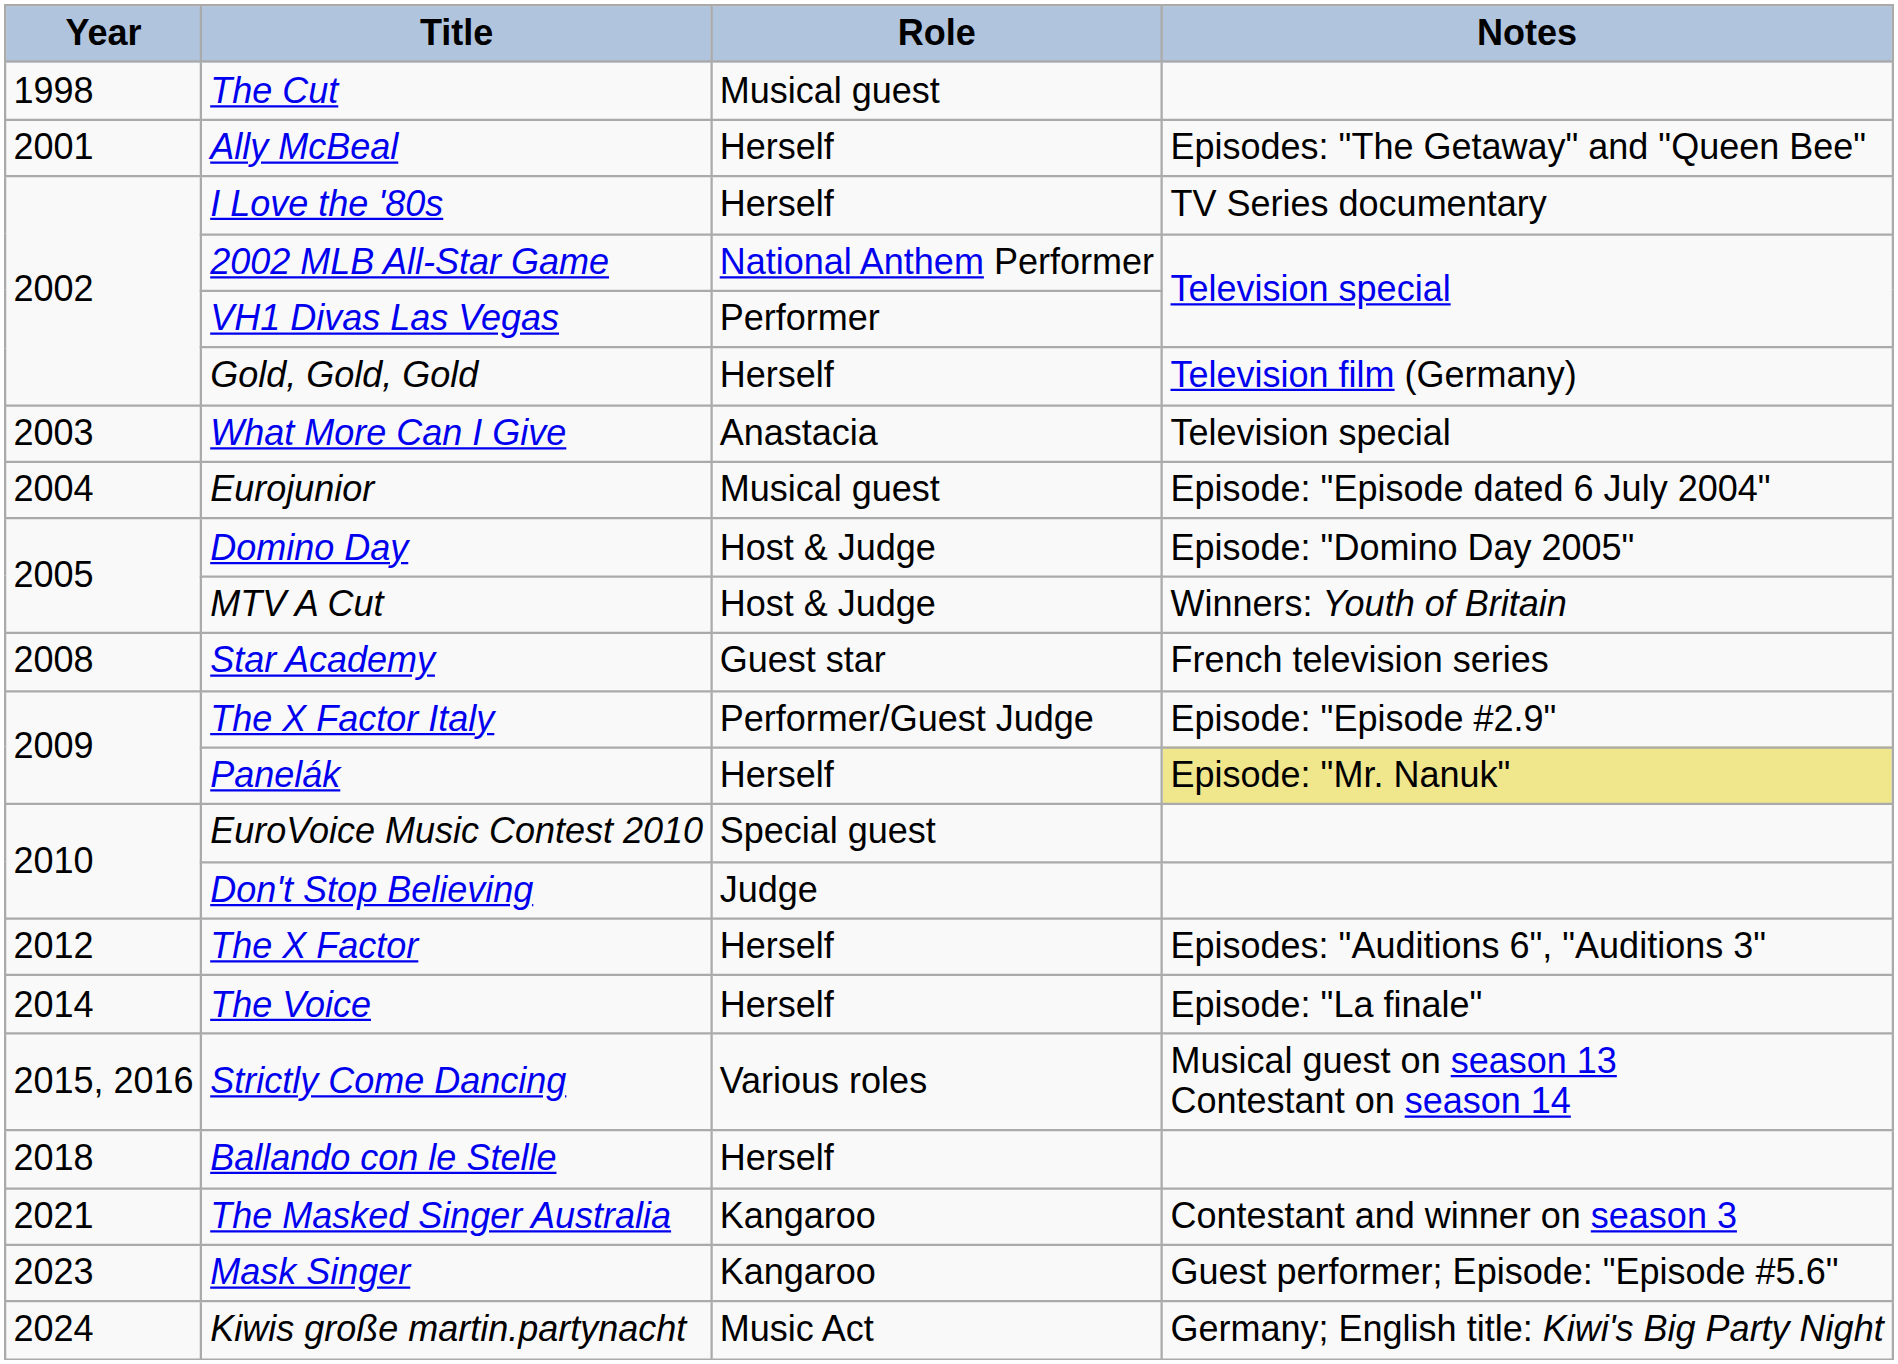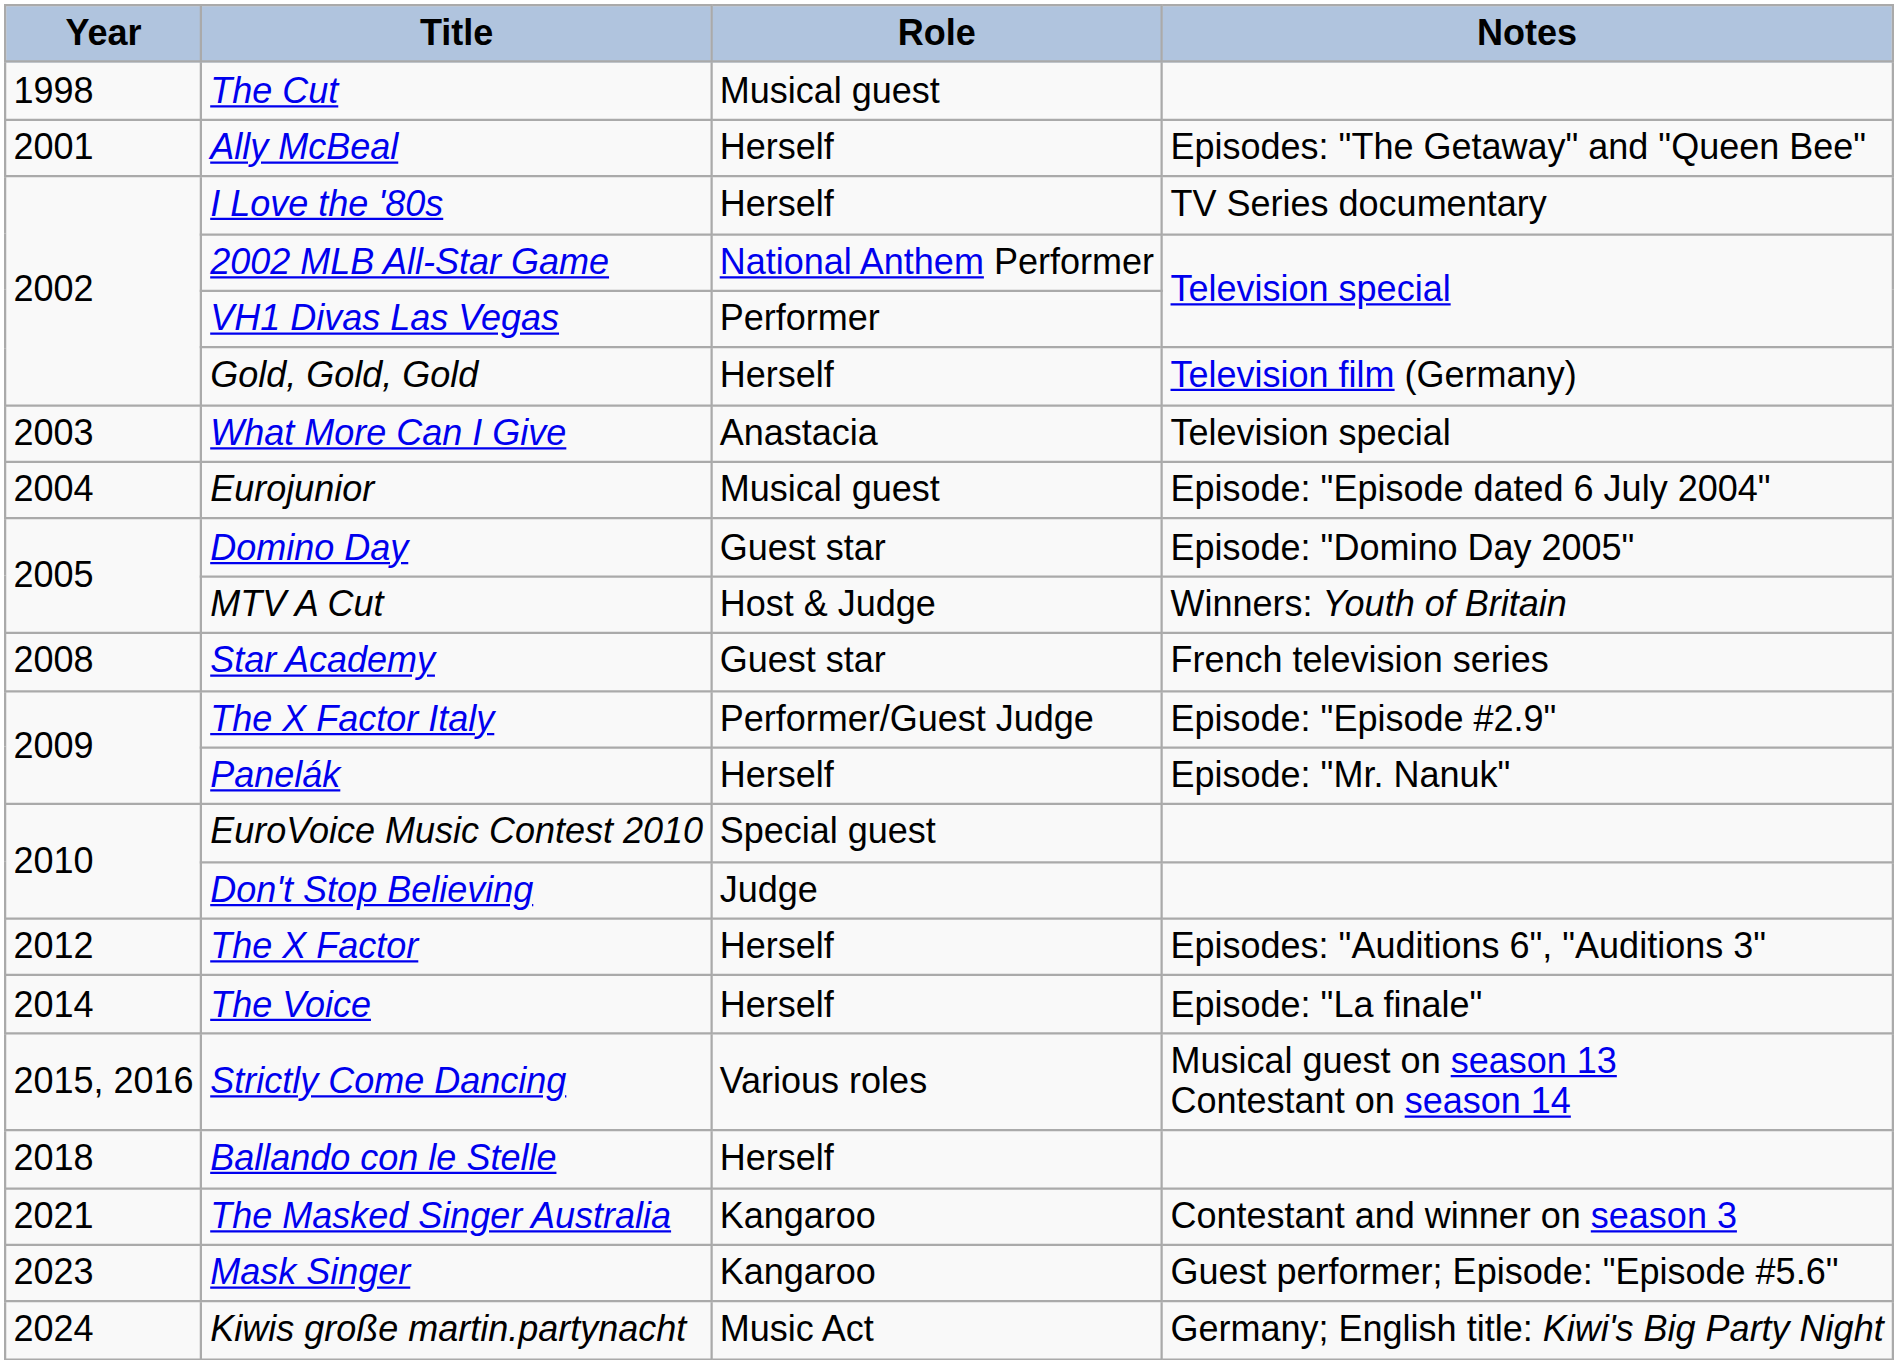(828, 546) Host & Judge -> (803, 546) Guest star
(1340, 775) khaki background -> (1340, 775) no background
